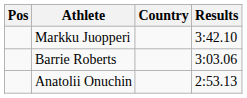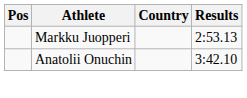(216, 37) 3:42.10 -> (216, 37) 2:53.13
- row: (76, 59)
(216, 81) 2:53.13 -> (216, 59) 3:42.10
